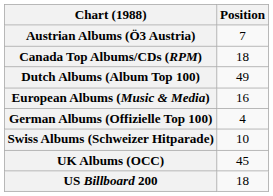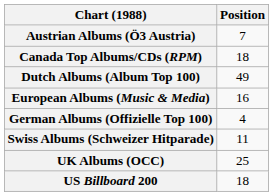(242, 139) 10 -> (242, 139) 11
(242, 160) 45 -> (242, 160) 25
